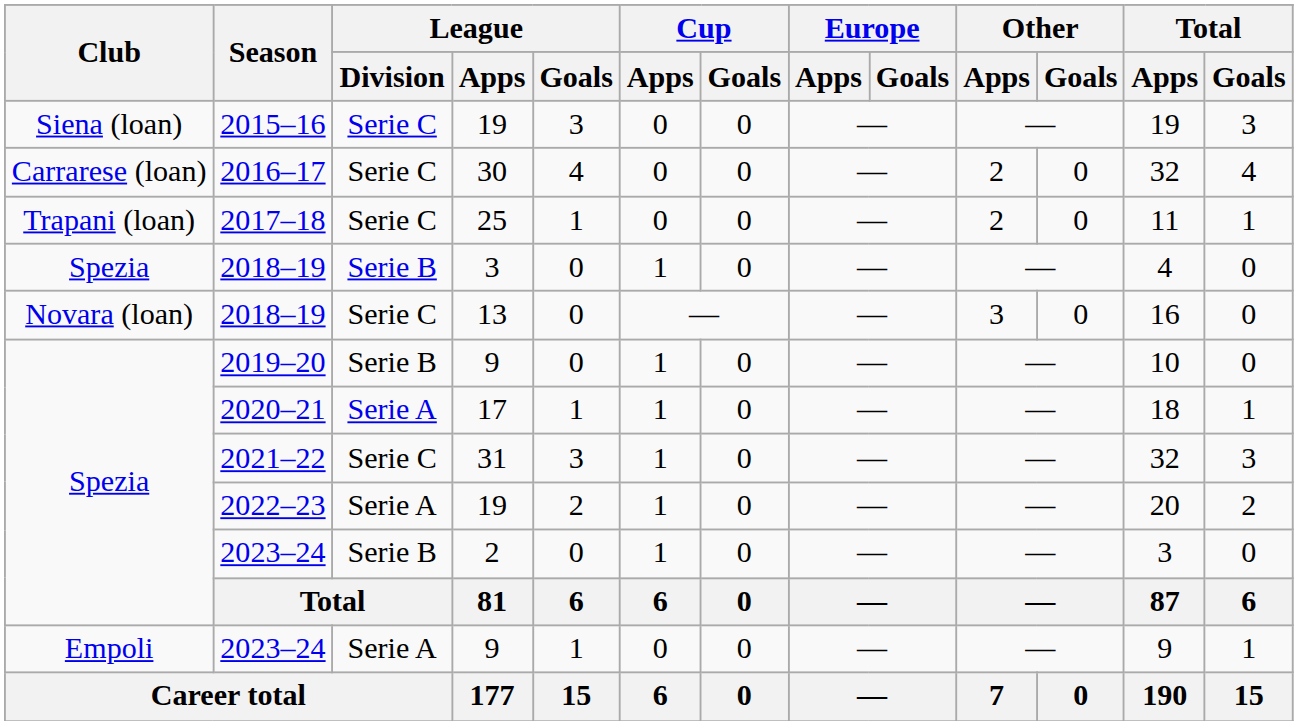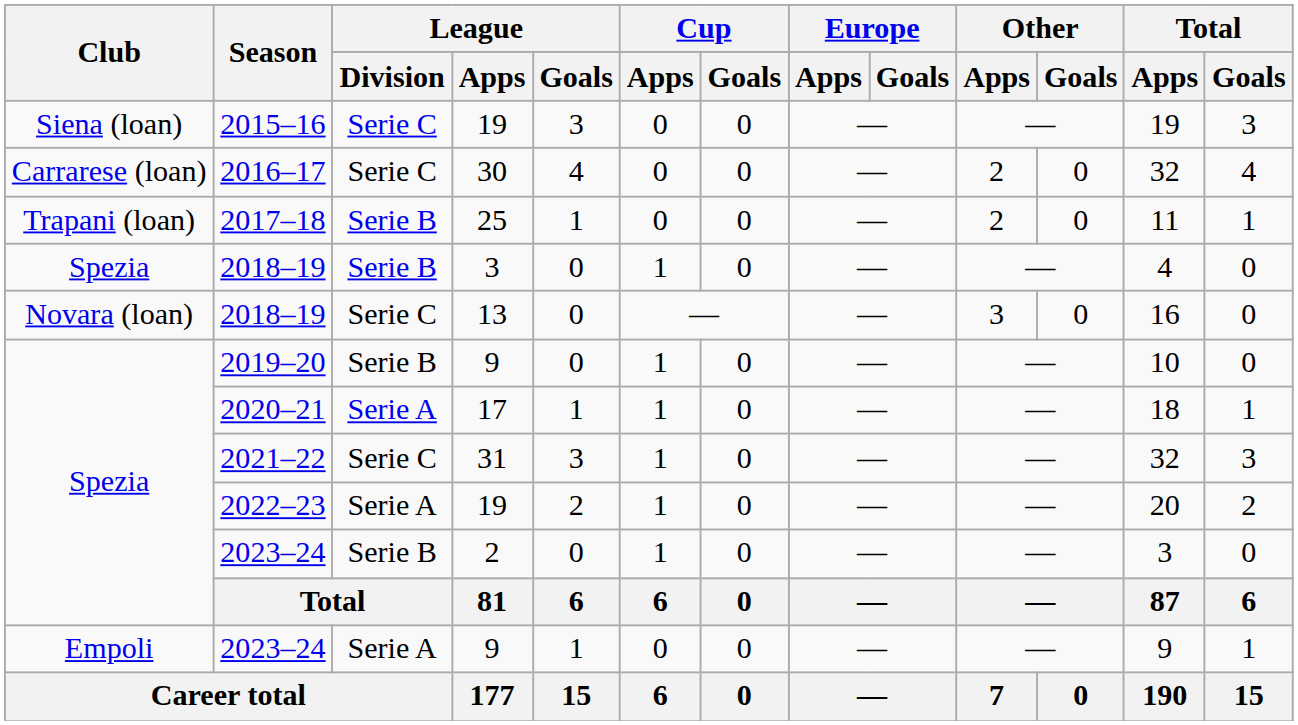(392, 219) Serie C -> (392, 219) Serie B
